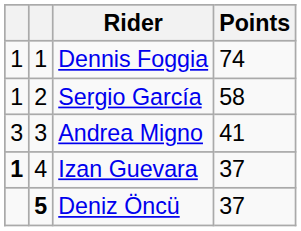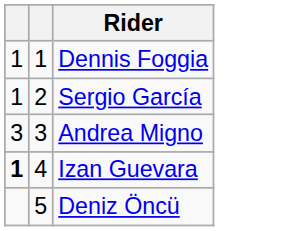- column: (255, 23)
(41, 206) bold -> (41, 206) normal
